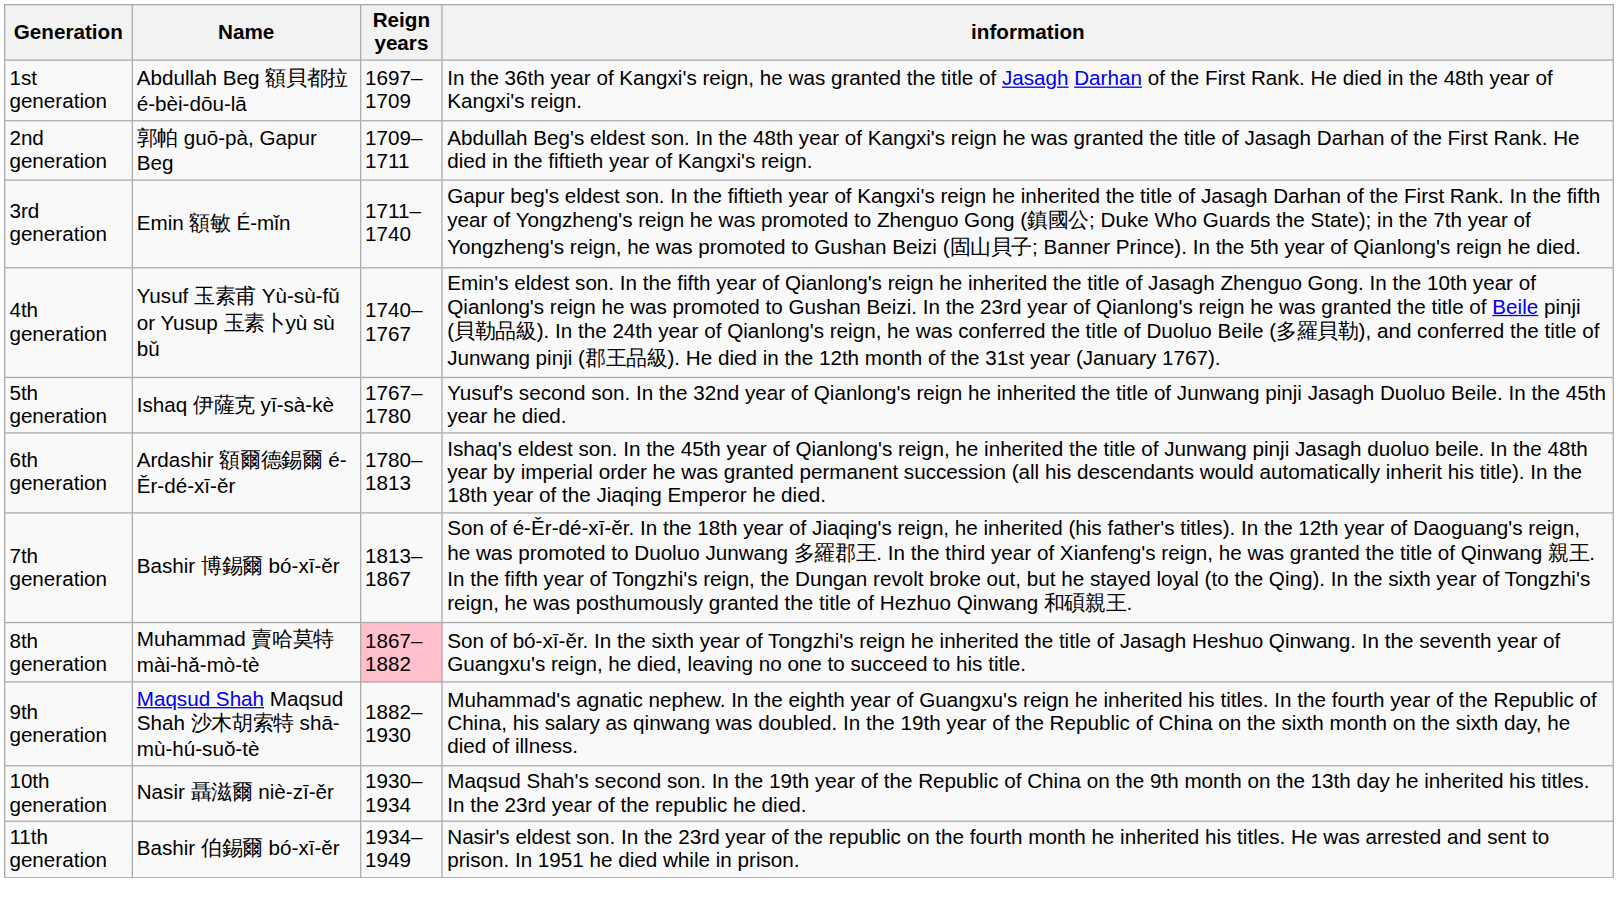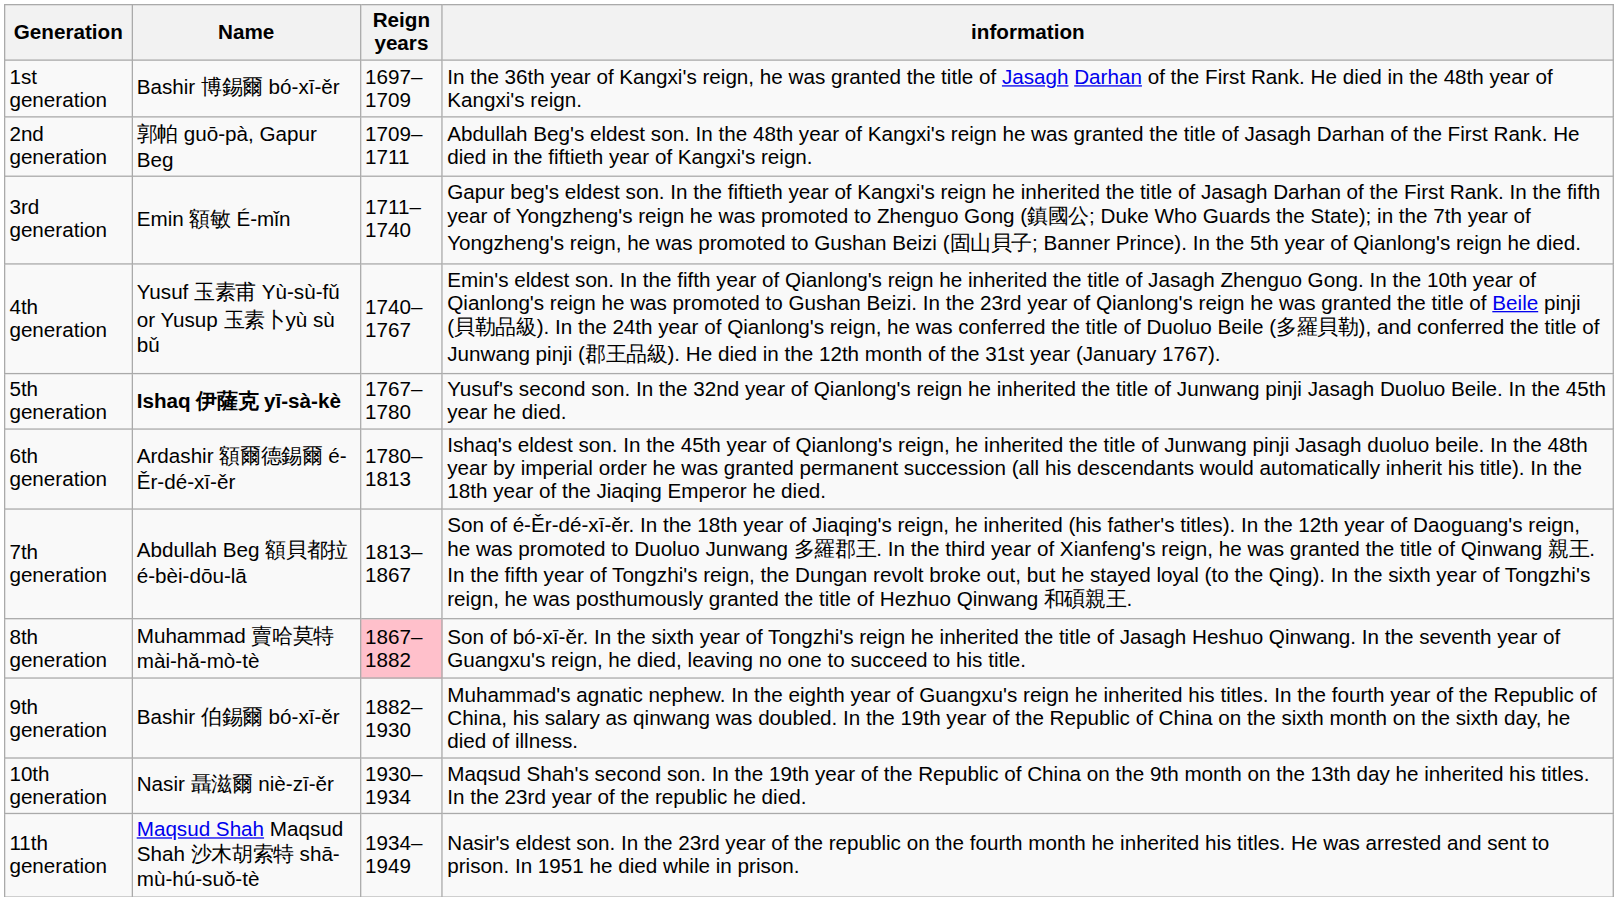(242, 91) Abdullah Beg 額貝都拉 é-bèi-dōu-lā -> (238, 87) Bashir 博錫爾 bó-xī-ěr
(235, 404) normal -> (239, 400) bold
(238, 566) Bashir 博錫爾 bó-xī-ěr -> (242, 564) Abdullah Beg 額貝都拉 é-bèi-dōu-lā
(240, 723) Maqsud Shah Maqsud Shah 沙木胡索特 shā-mù-hú-suǒ-tè -> (238, 717) Bashir 伯錫爾 bó-xī-ěr
(238, 848) Bashir 伯錫爾 bó-xī-ěr -> (240, 855) Maqsud Shah Maqsud Shah 沙木胡索特 shā-mù-hú-suǒ-tè
